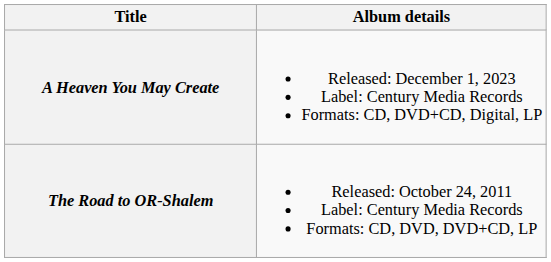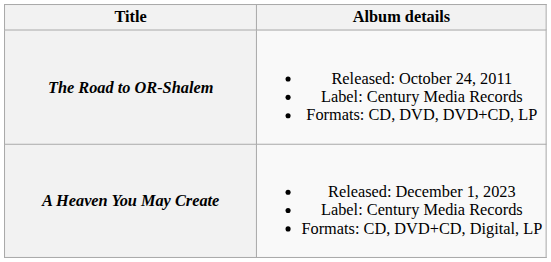rows swapped: (131, 200) <-> (131, 87)
